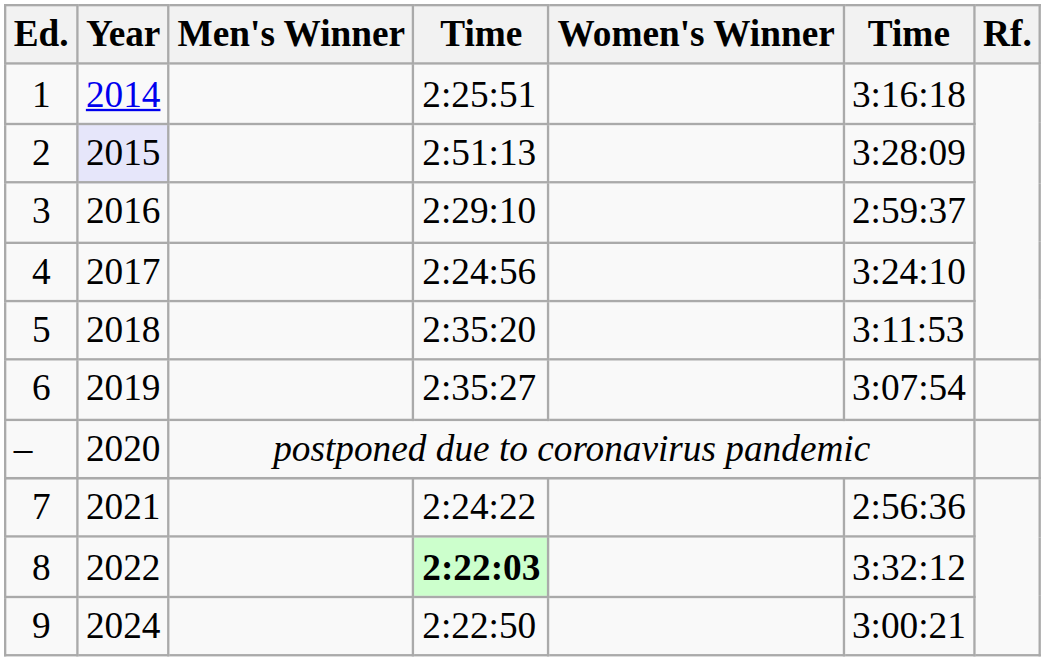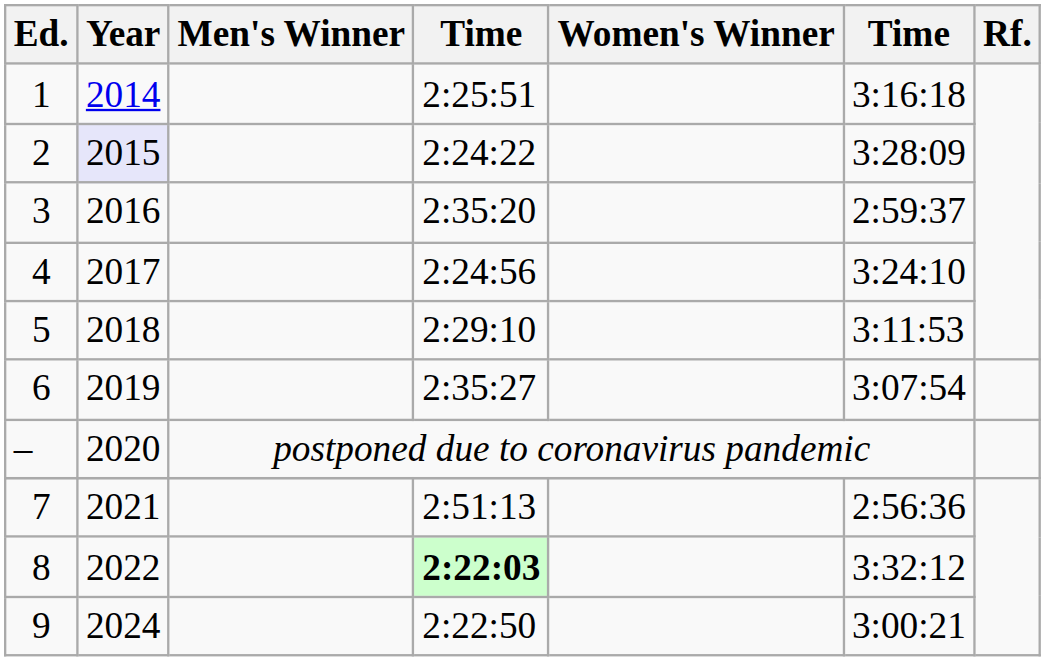(479, 152) 2:51:13 -> (479, 152) 2:24:22
(479, 211) 2:29:10 -> (479, 211) 2:35:20
(479, 329) 2:35:20 -> (479, 329) 2:29:10
(479, 507) 2:24:22 -> (479, 507) 2:51:13
